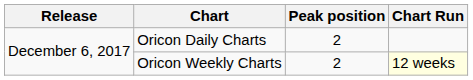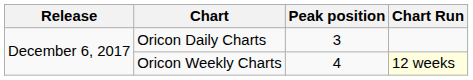(337, 39) 2 -> (337, 39) 3
(337, 63) 2 -> (337, 63) 4
